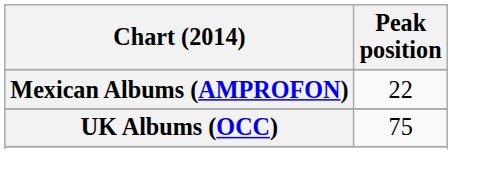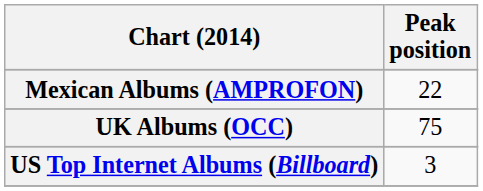+ row: (194, 165)
